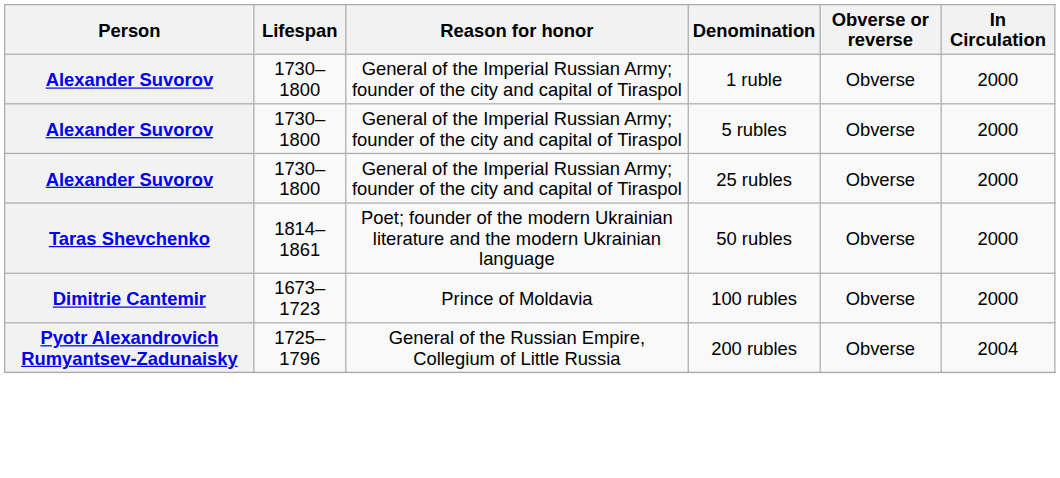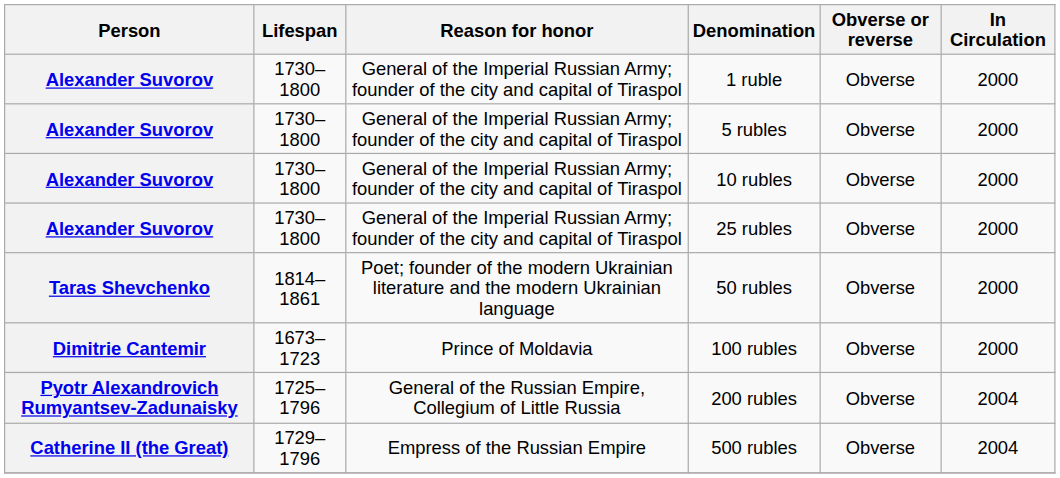+ row: (754, 179)
+ row: (754, 448)
